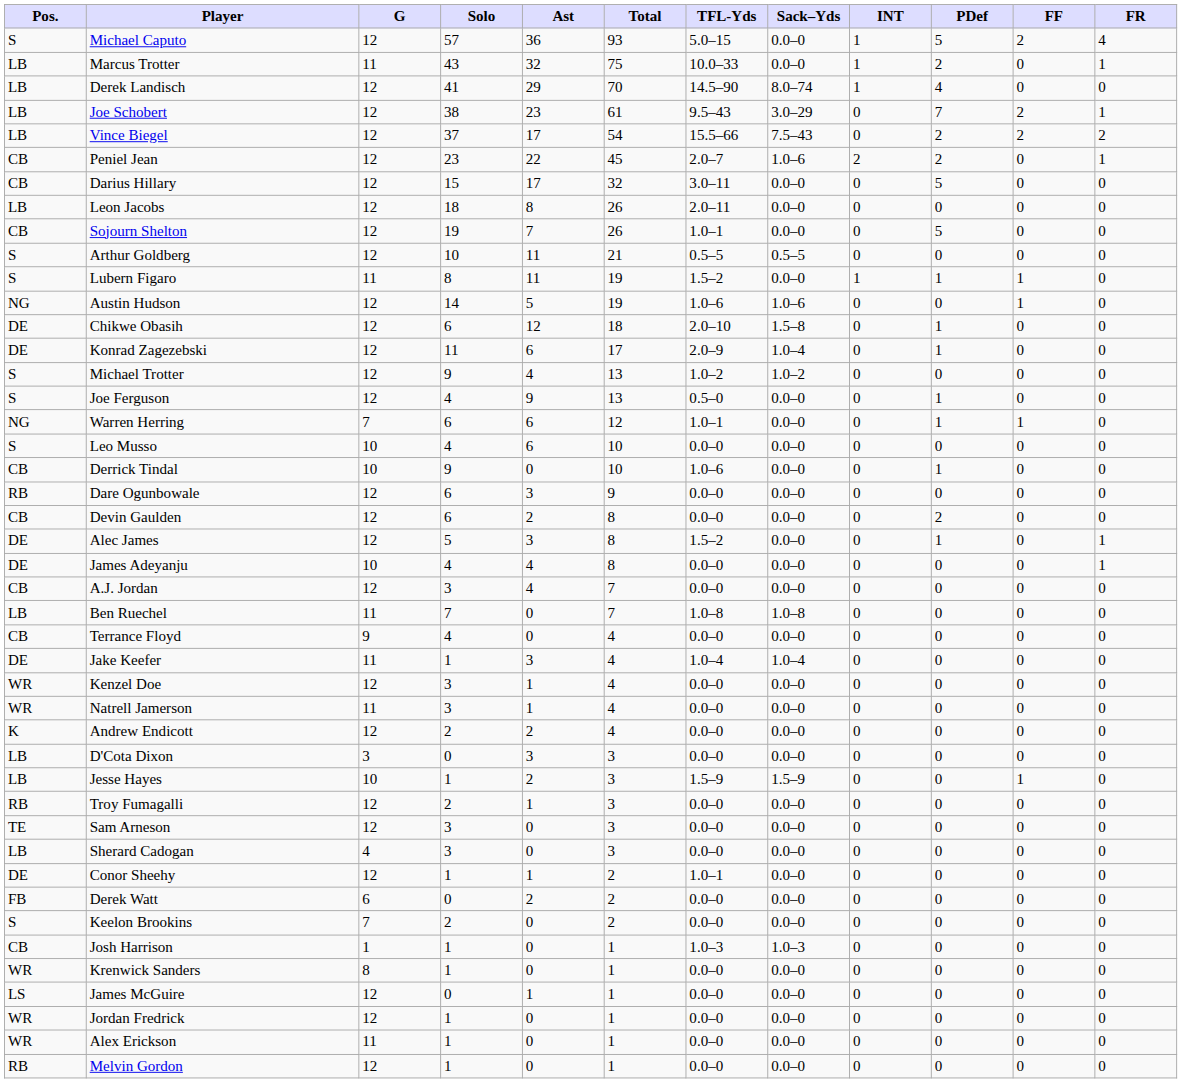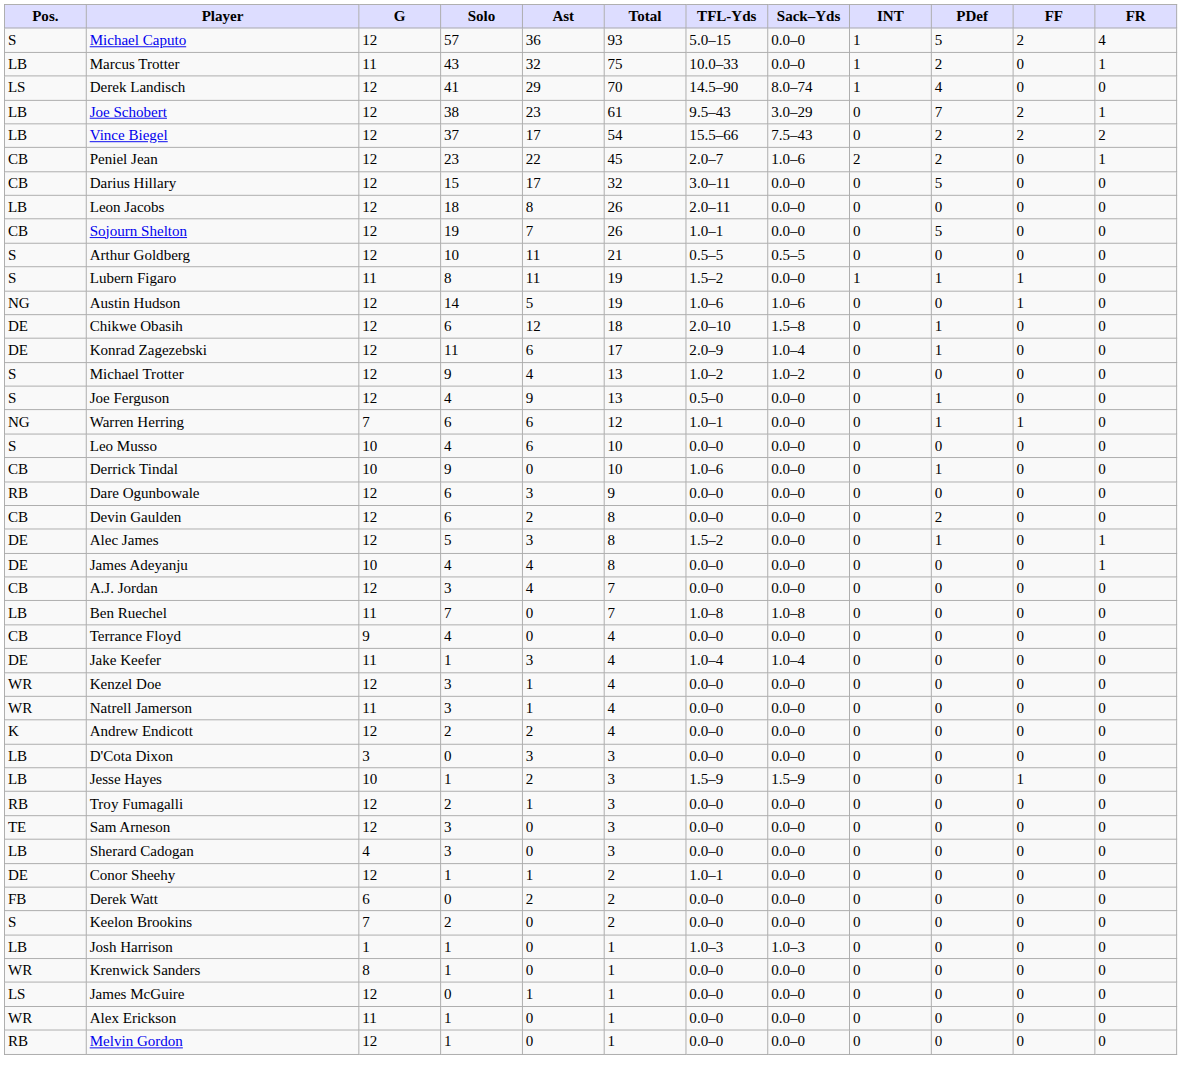(18, 87) LB -> (17, 87) LS
(18, 946) CB -> (18, 946) LB
- row: (137, 1018)
